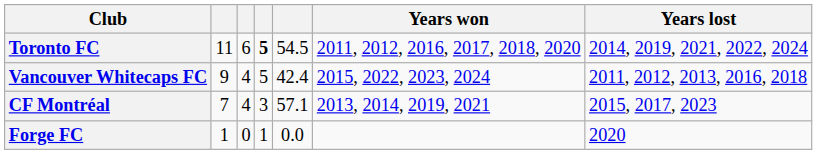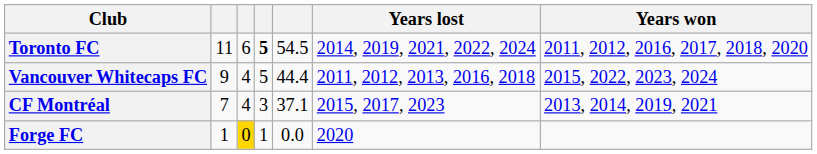columns swapped: (449, 18) <-> (698, 18)
(292, 76) 42.4 -> (292, 76) 44.4
(292, 105) 57.1 -> (292, 105) 37.1
(246, 134) no background -> (246, 134) gold background
